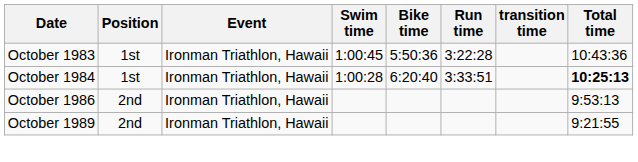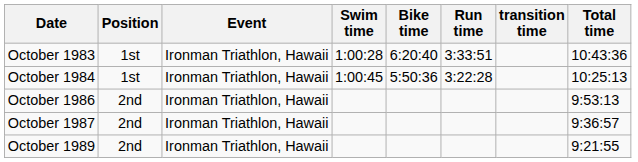(359, 54) 1:00:45 -> (359, 54) 1:00:28
(414, 54) 5:50:36 -> (414, 54) 6:20:40
(468, 54) 3:22:28 -> (468, 54) 3:33:51
(359, 77) 1:00:28 -> (359, 77) 1:00:45
(414, 77) 6:20:40 -> (414, 77) 5:50:36
(468, 77) 3:33:51 -> (468, 77) 3:22:28
(600, 77) bold -> (599, 77) normal
+ row: (51, 123)
